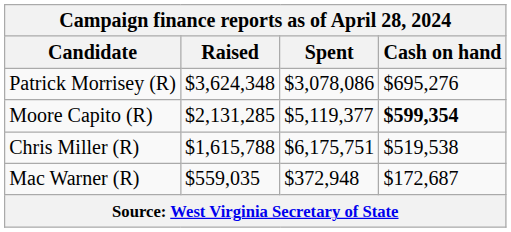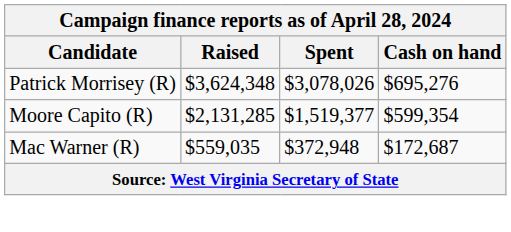(329, 83) $3,078,086 -> (329, 83) $3,078,026
(329, 115) $5,119,377 -> (329, 115) $1,519,377
(421, 115) bold -> (421, 115) normal
- row: (74, 147)
